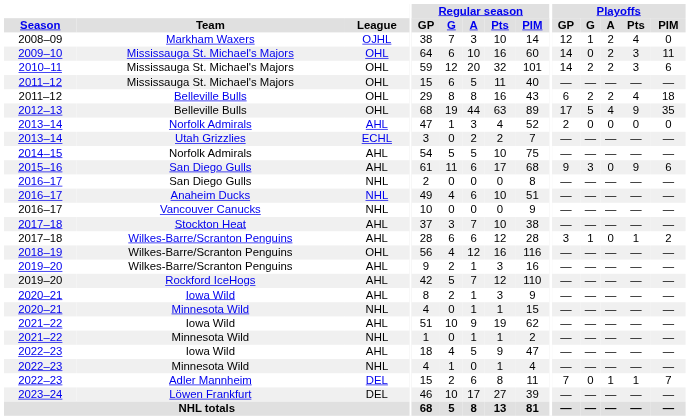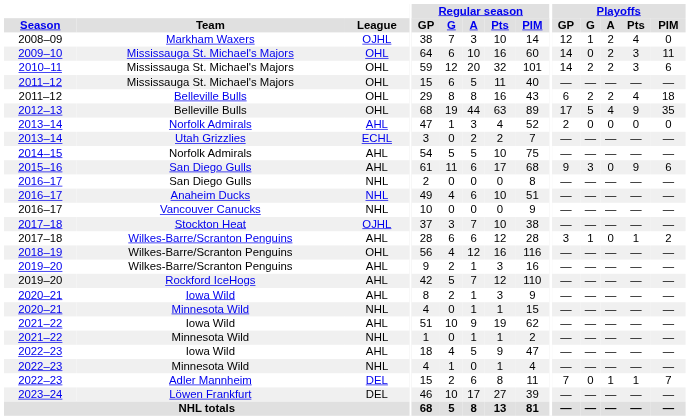(377, 224) AHL -> (377, 224) OJHL
